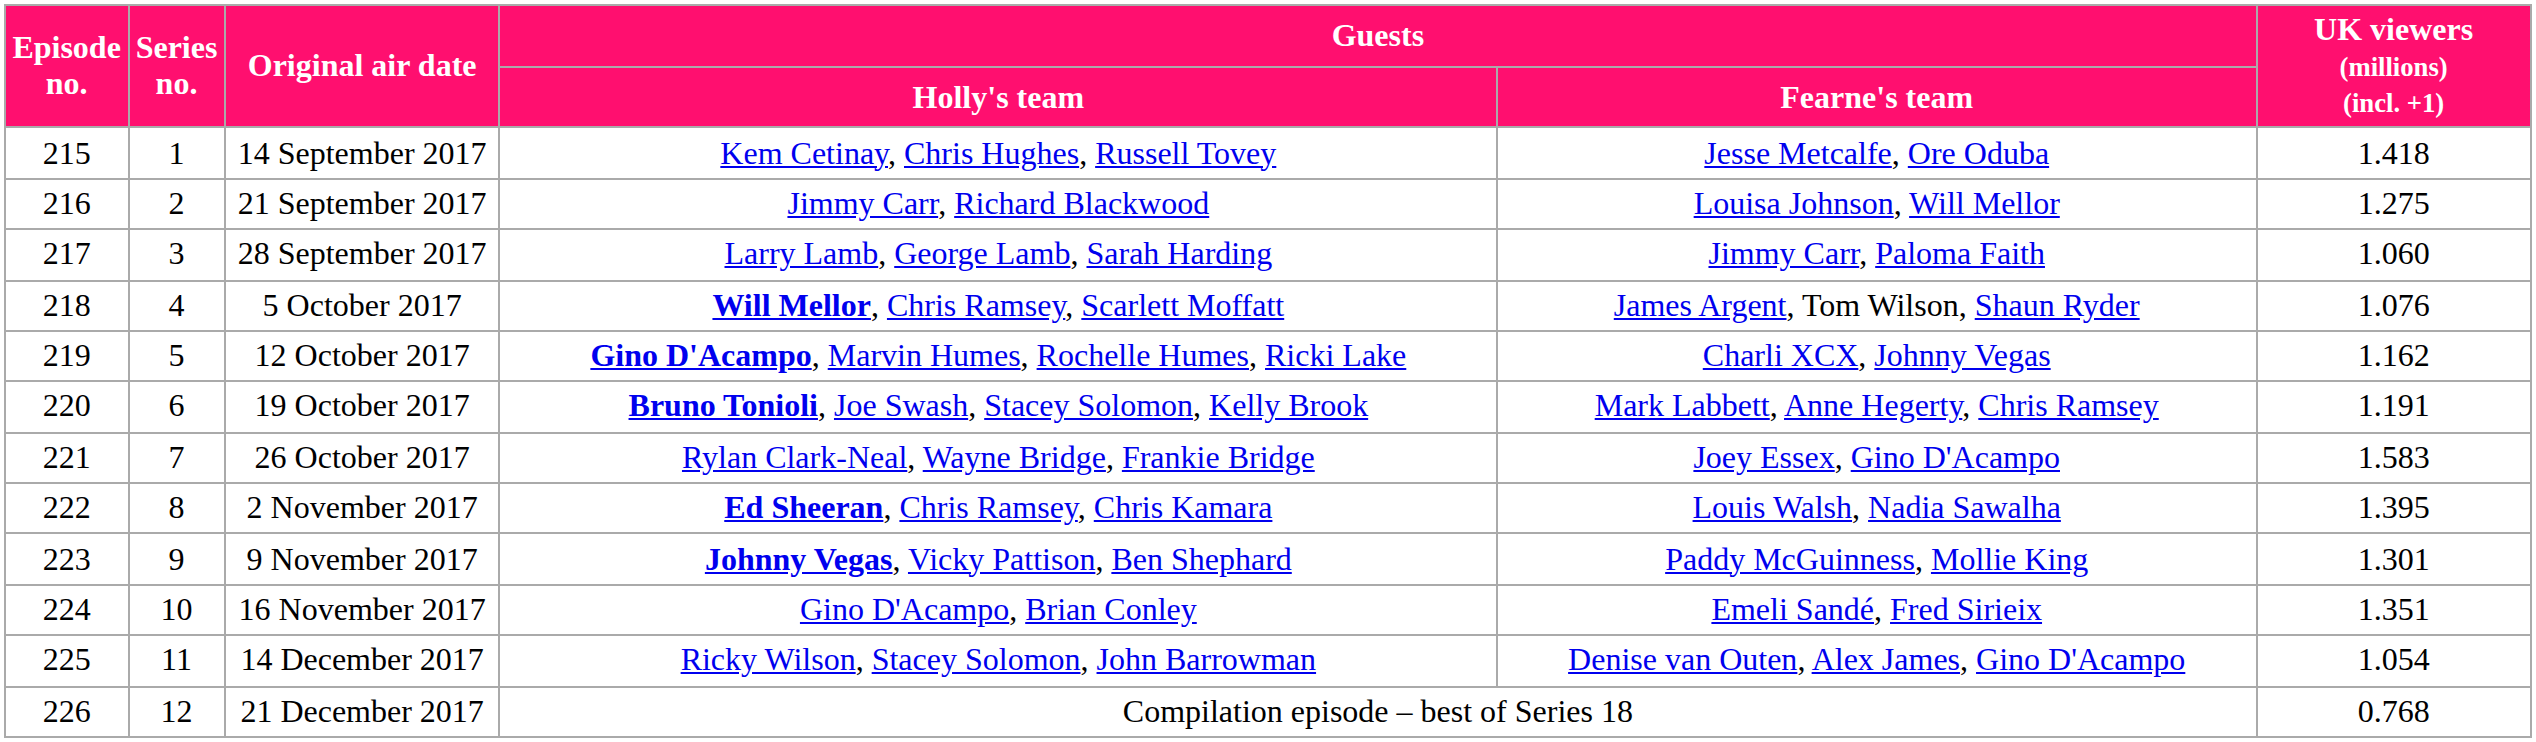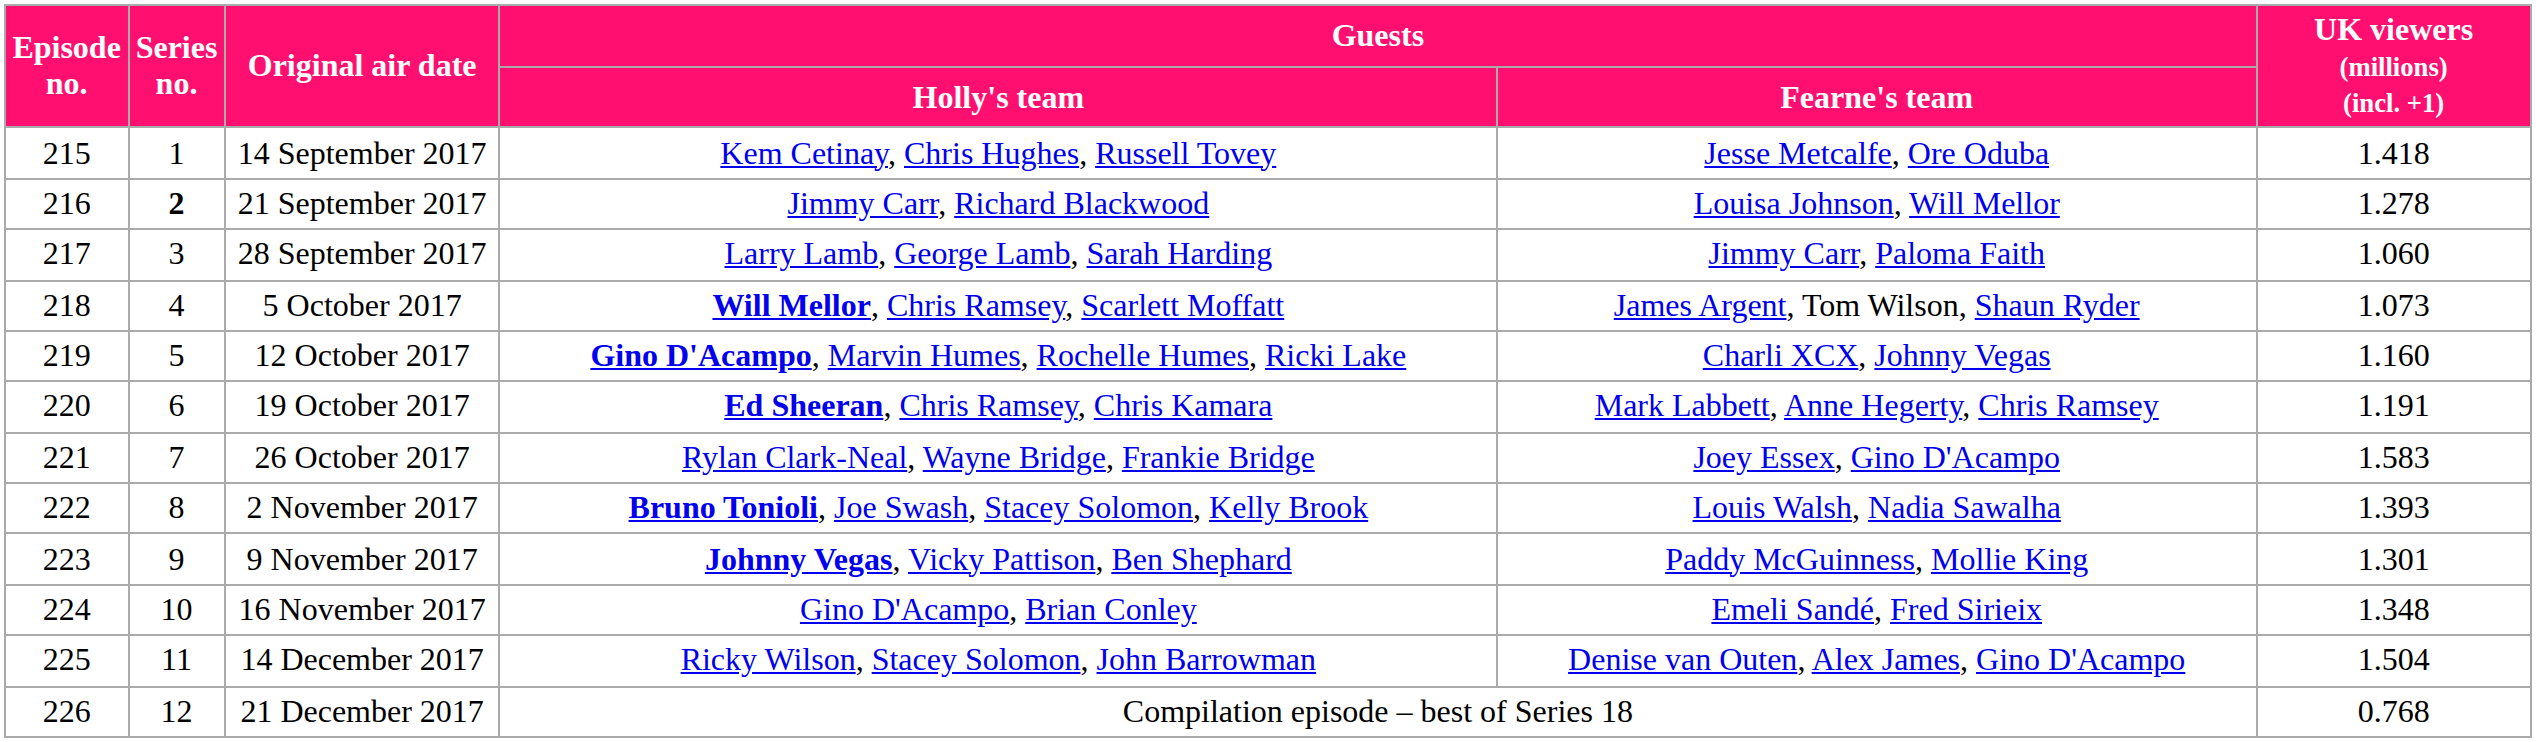(176, 203) normal -> (176, 203) bold
(2394, 203) 1.275 -> (2394, 203) 1.278
(2394, 304) 1.076 -> (2394, 304) 1.073
(2394, 355) 1.162 -> (2394, 355) 1.160
(998, 406) Bruno Tonioli, Joe Swash, Stacey Solomon, Kelly Brook -> (998, 406) Ed Sheeran, Chris Ramsey, Chris Kamara
(998, 507) Ed Sheeran, Chris Ramsey, Chris Kamara -> (998, 507) Bruno Tonioli, Joe Swash, Stacey Solomon, Kelly Brook
(2394, 507) 1.395 -> (2394, 507) 1.393
(2394, 609) 1.351 -> (2394, 609) 1.348
(2394, 660) 1.054 -> (2394, 660) 1.504
